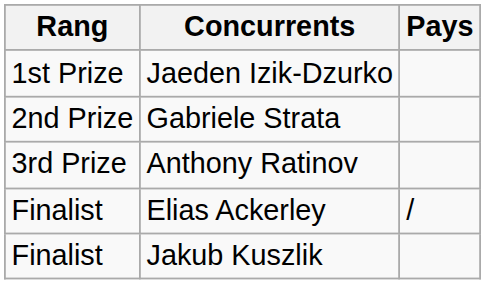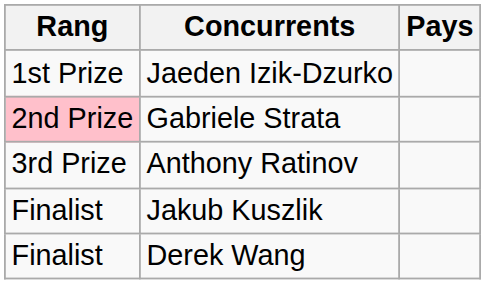(72, 118) no background -> (72, 118) pink background
- row: (236, 210)
+ row: (226, 255)
